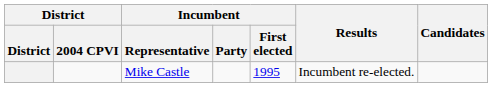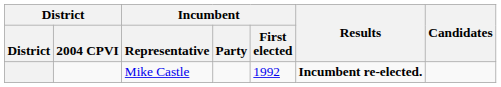(267, 72) 1995 -> (267, 72) 1992
(356, 72) normal -> (360, 72) bold
